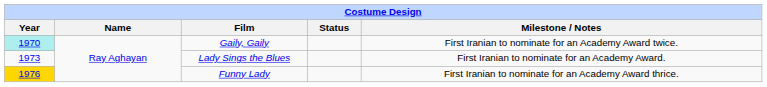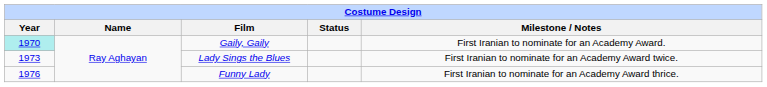(561, 43) First Iranian to nominate for an Academy Award twice. -> (561, 43) First Iranian to nominate for an Academy Award.
(561, 58) First Iranian to nominate for an Academy Award. -> (561, 58) First Iranian to nominate for an Academy Award twice.
(29, 74) gold background -> (29, 74) no background
